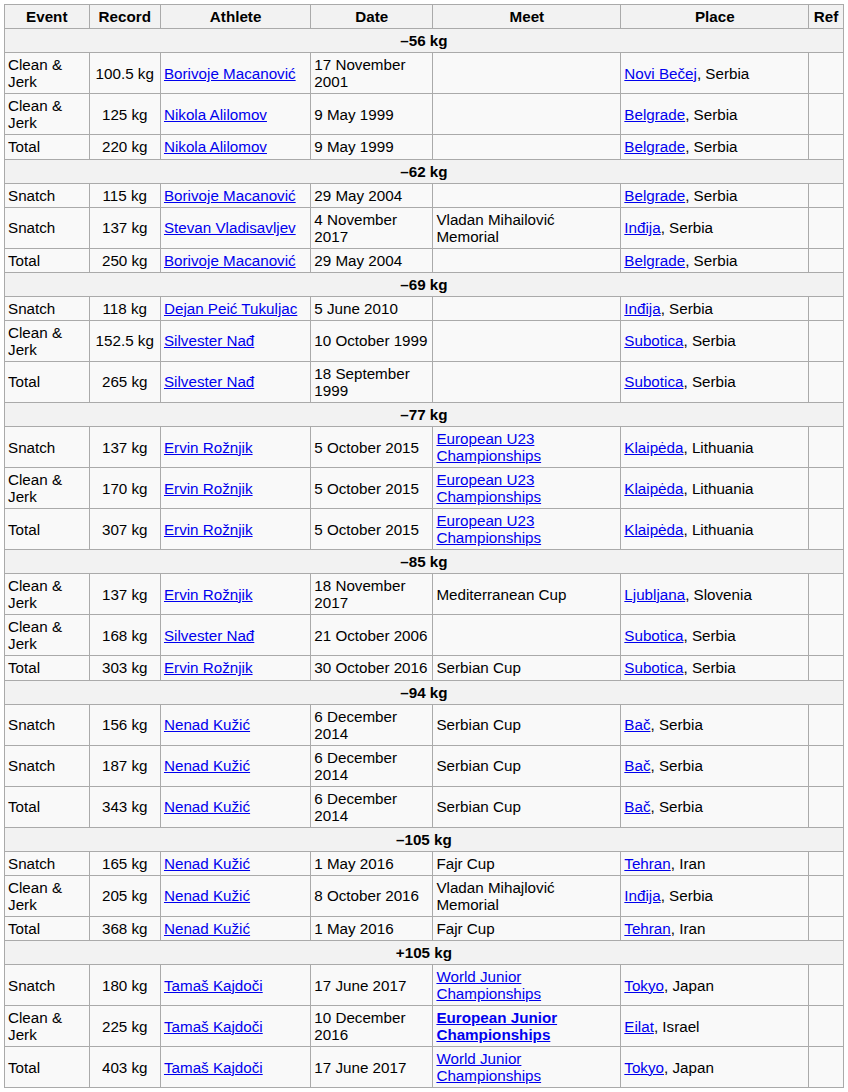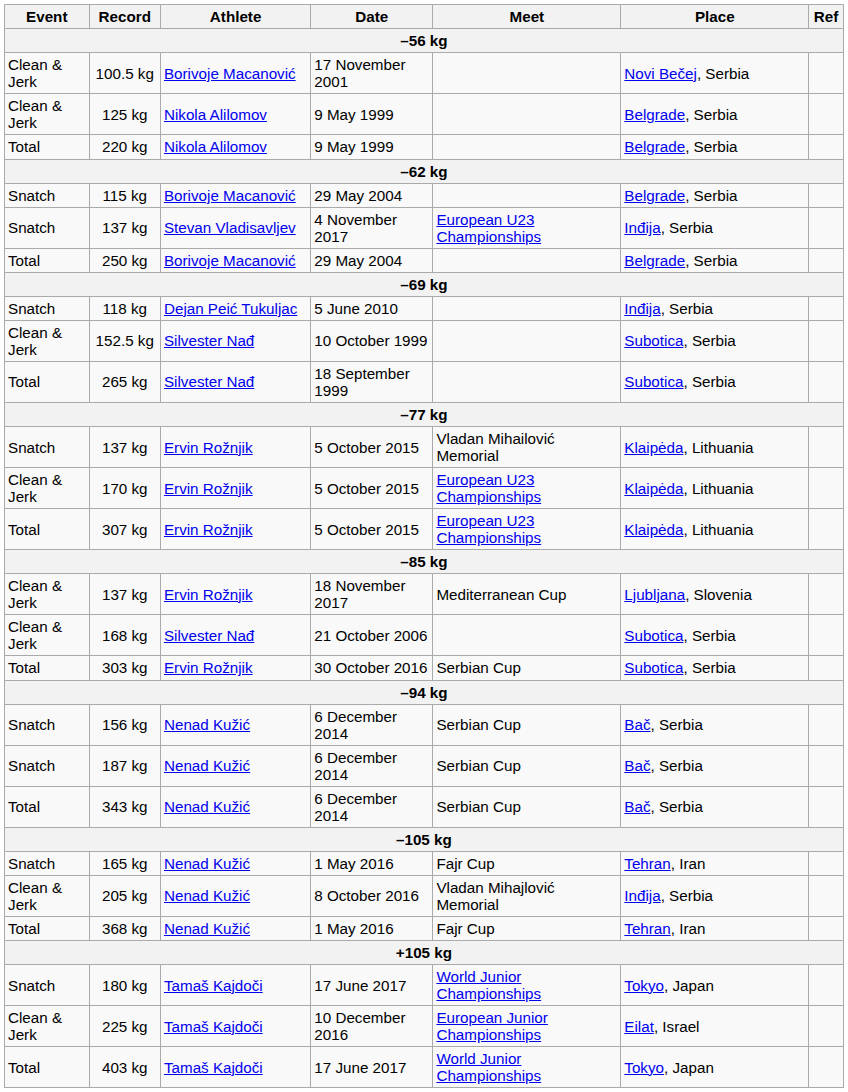(496, 228) Vladan Mihailović Memorial -> (489, 228) European U23 Championships
(489, 447) European U23 Championships -> (496, 447) Vladan Mihailović Memorial
(497, 1026) bold -> (492, 1026) normal
